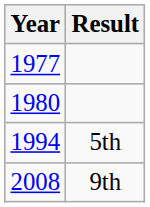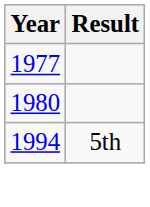- row: (35, 181)
